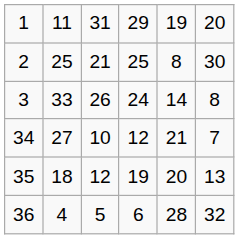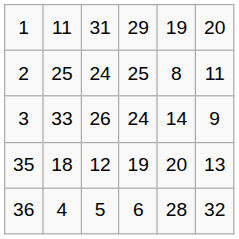(100, 61) 21 -> (100, 73) 24
(215, 61) 30 -> (215, 73) 11
(215, 99) 8 -> (215, 119) 9
- row: (24, 138)
